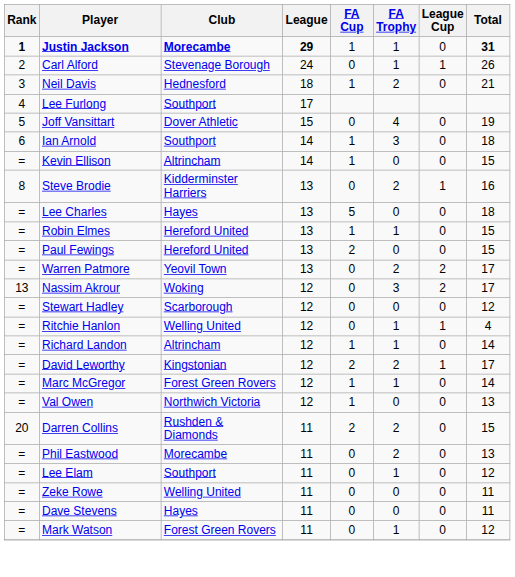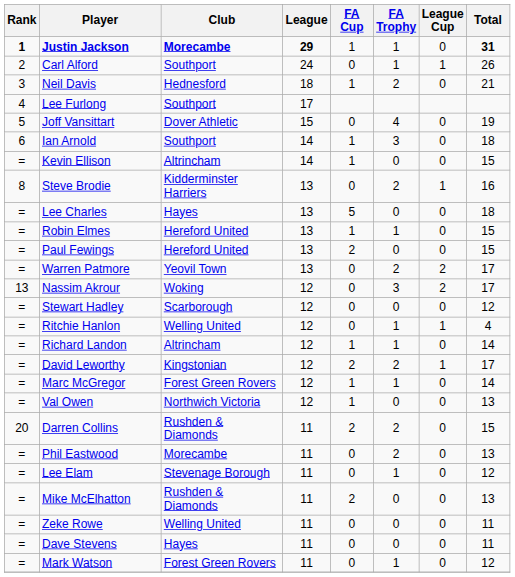(217, 65) Stevenage Borough -> (190, 65) Southport
(190, 473) Southport -> (217, 473) Stevenage Borough
+ row: (86, 498)
